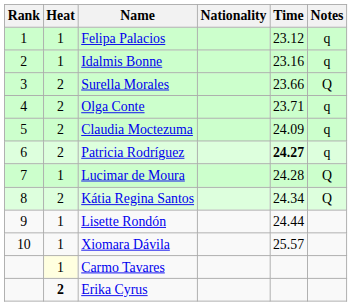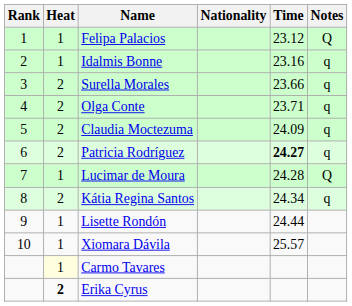(327, 38) q -> (327, 38) Q
(327, 84) Q -> (327, 84) q
(327, 198) Q -> (327, 198) q
